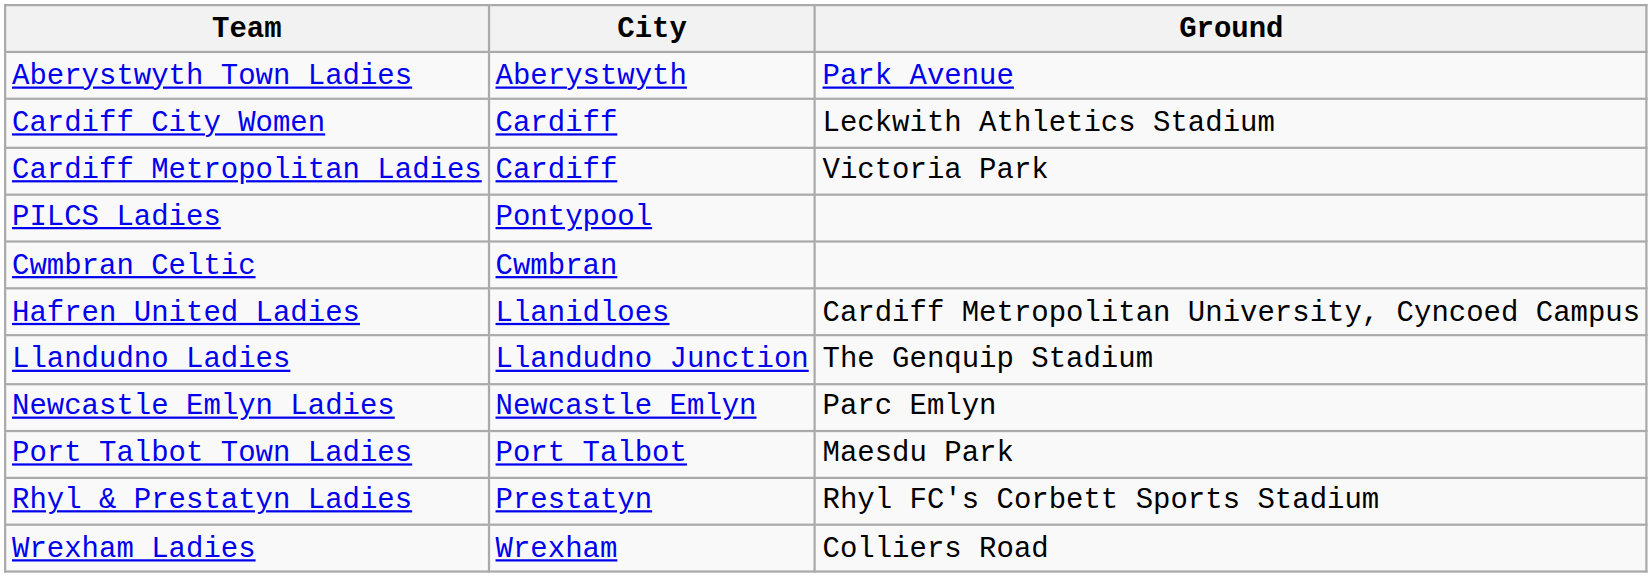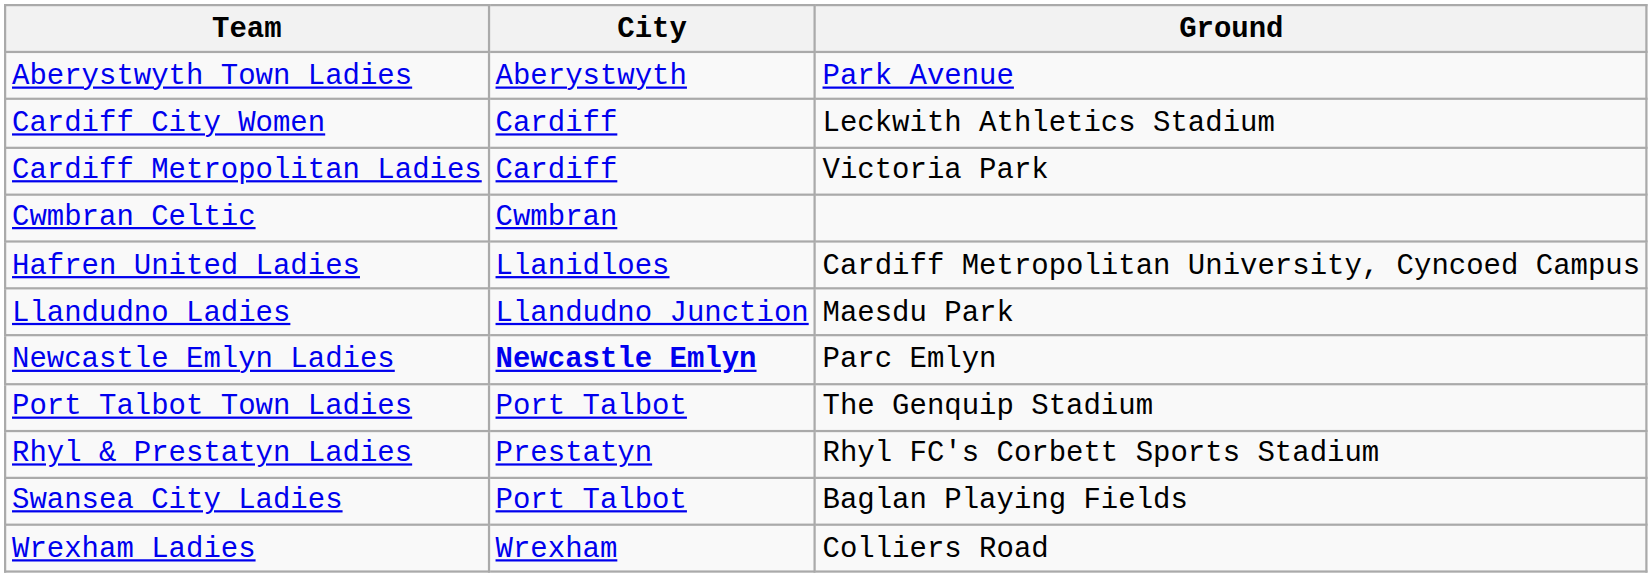- row: (116, 218)
(988, 359) The Genquip Stadium -> (918, 312) Maesdu Park
(626, 407) normal -> (626, 359) bold
(918, 454) Maesdu Park -> (988, 407) The Genquip Stadium
+ row: (177, 501)
